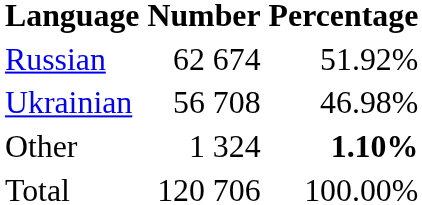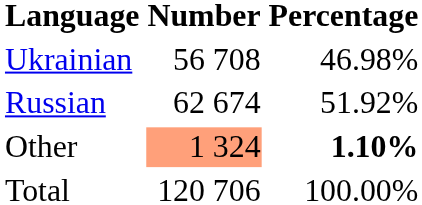rows swapped: (69, 102) <-> (55, 59)
(225, 146) no background -> (225, 146) lightsalmon background
